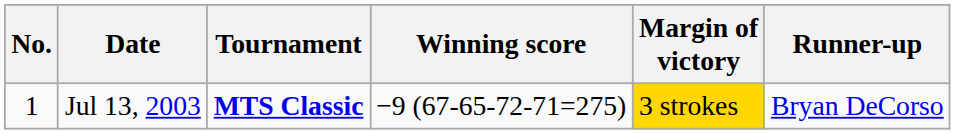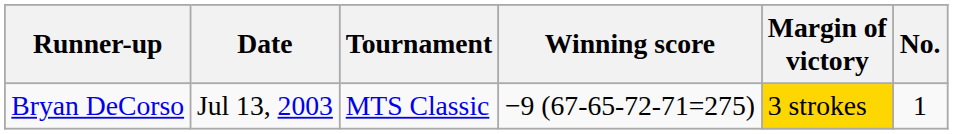columns swapped: (32, 43) <-> (857, 43)
(289, 105) bold -> (418, 105) normal
